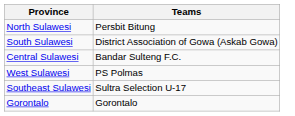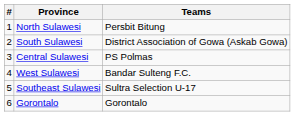+ column: (9, 12)
(138, 57) Bandar Sulteng F.C. -> (129, 57) PS Polmas
(119, 73) PS Polmas -> (148, 73) Bandar Sulteng F.C.
